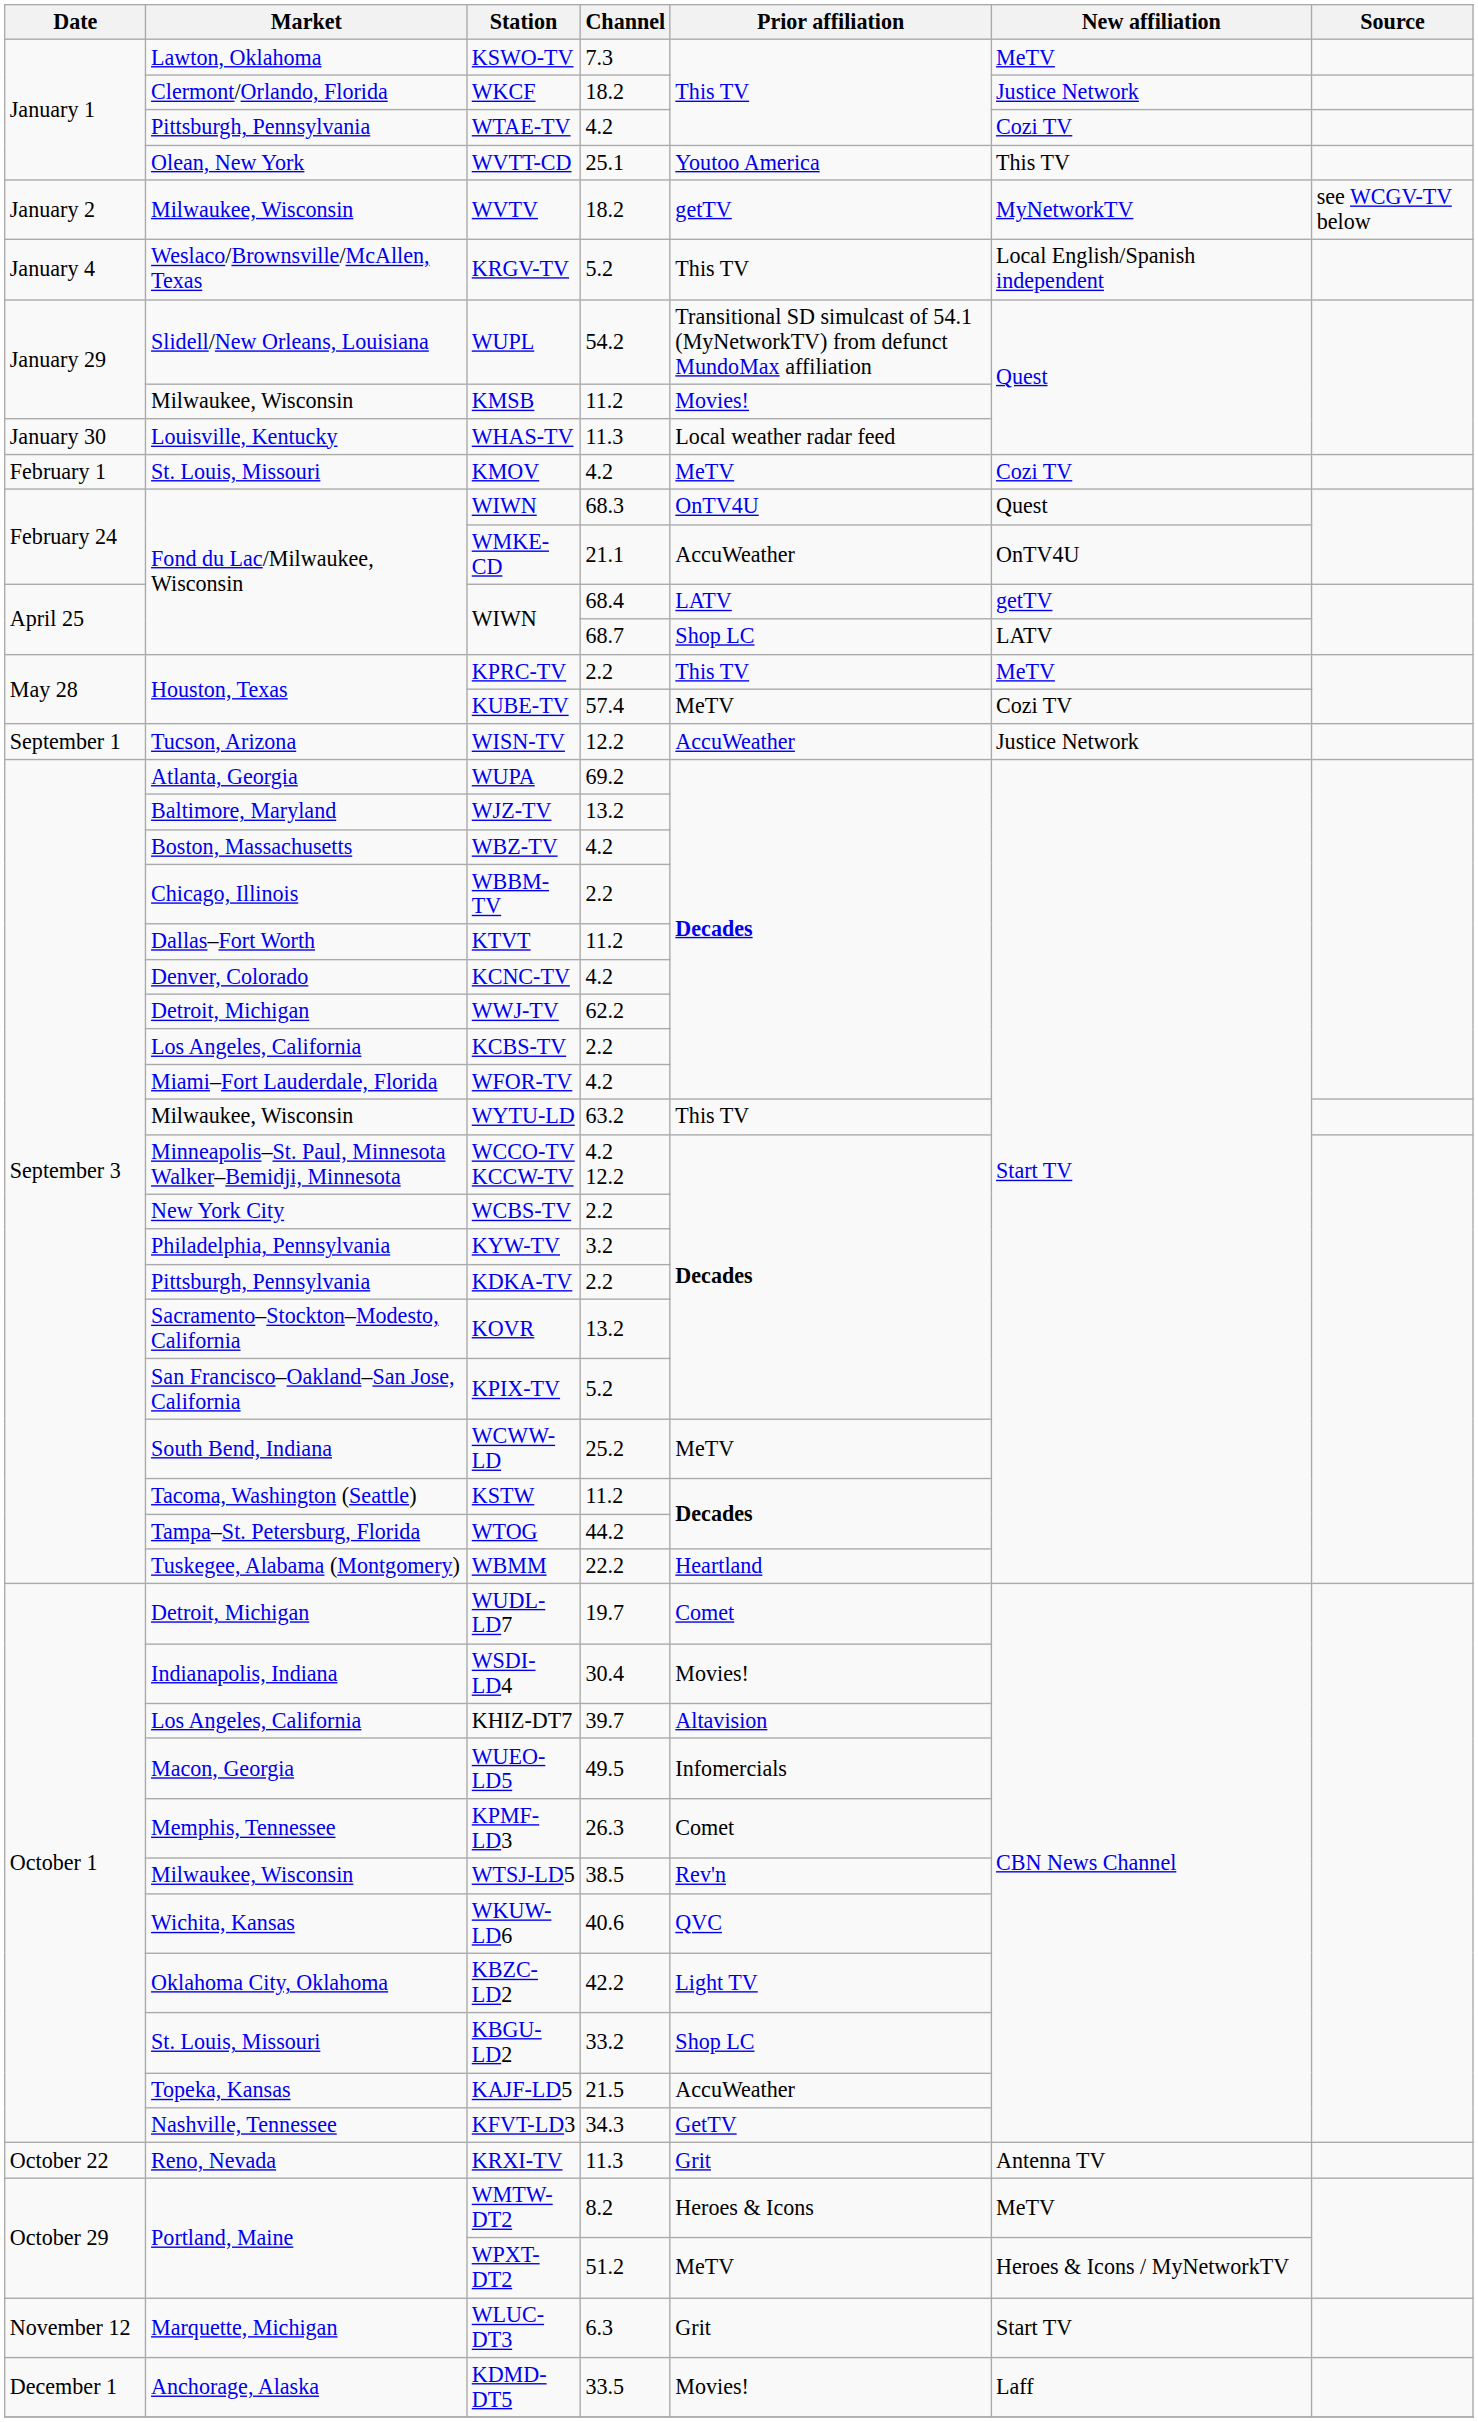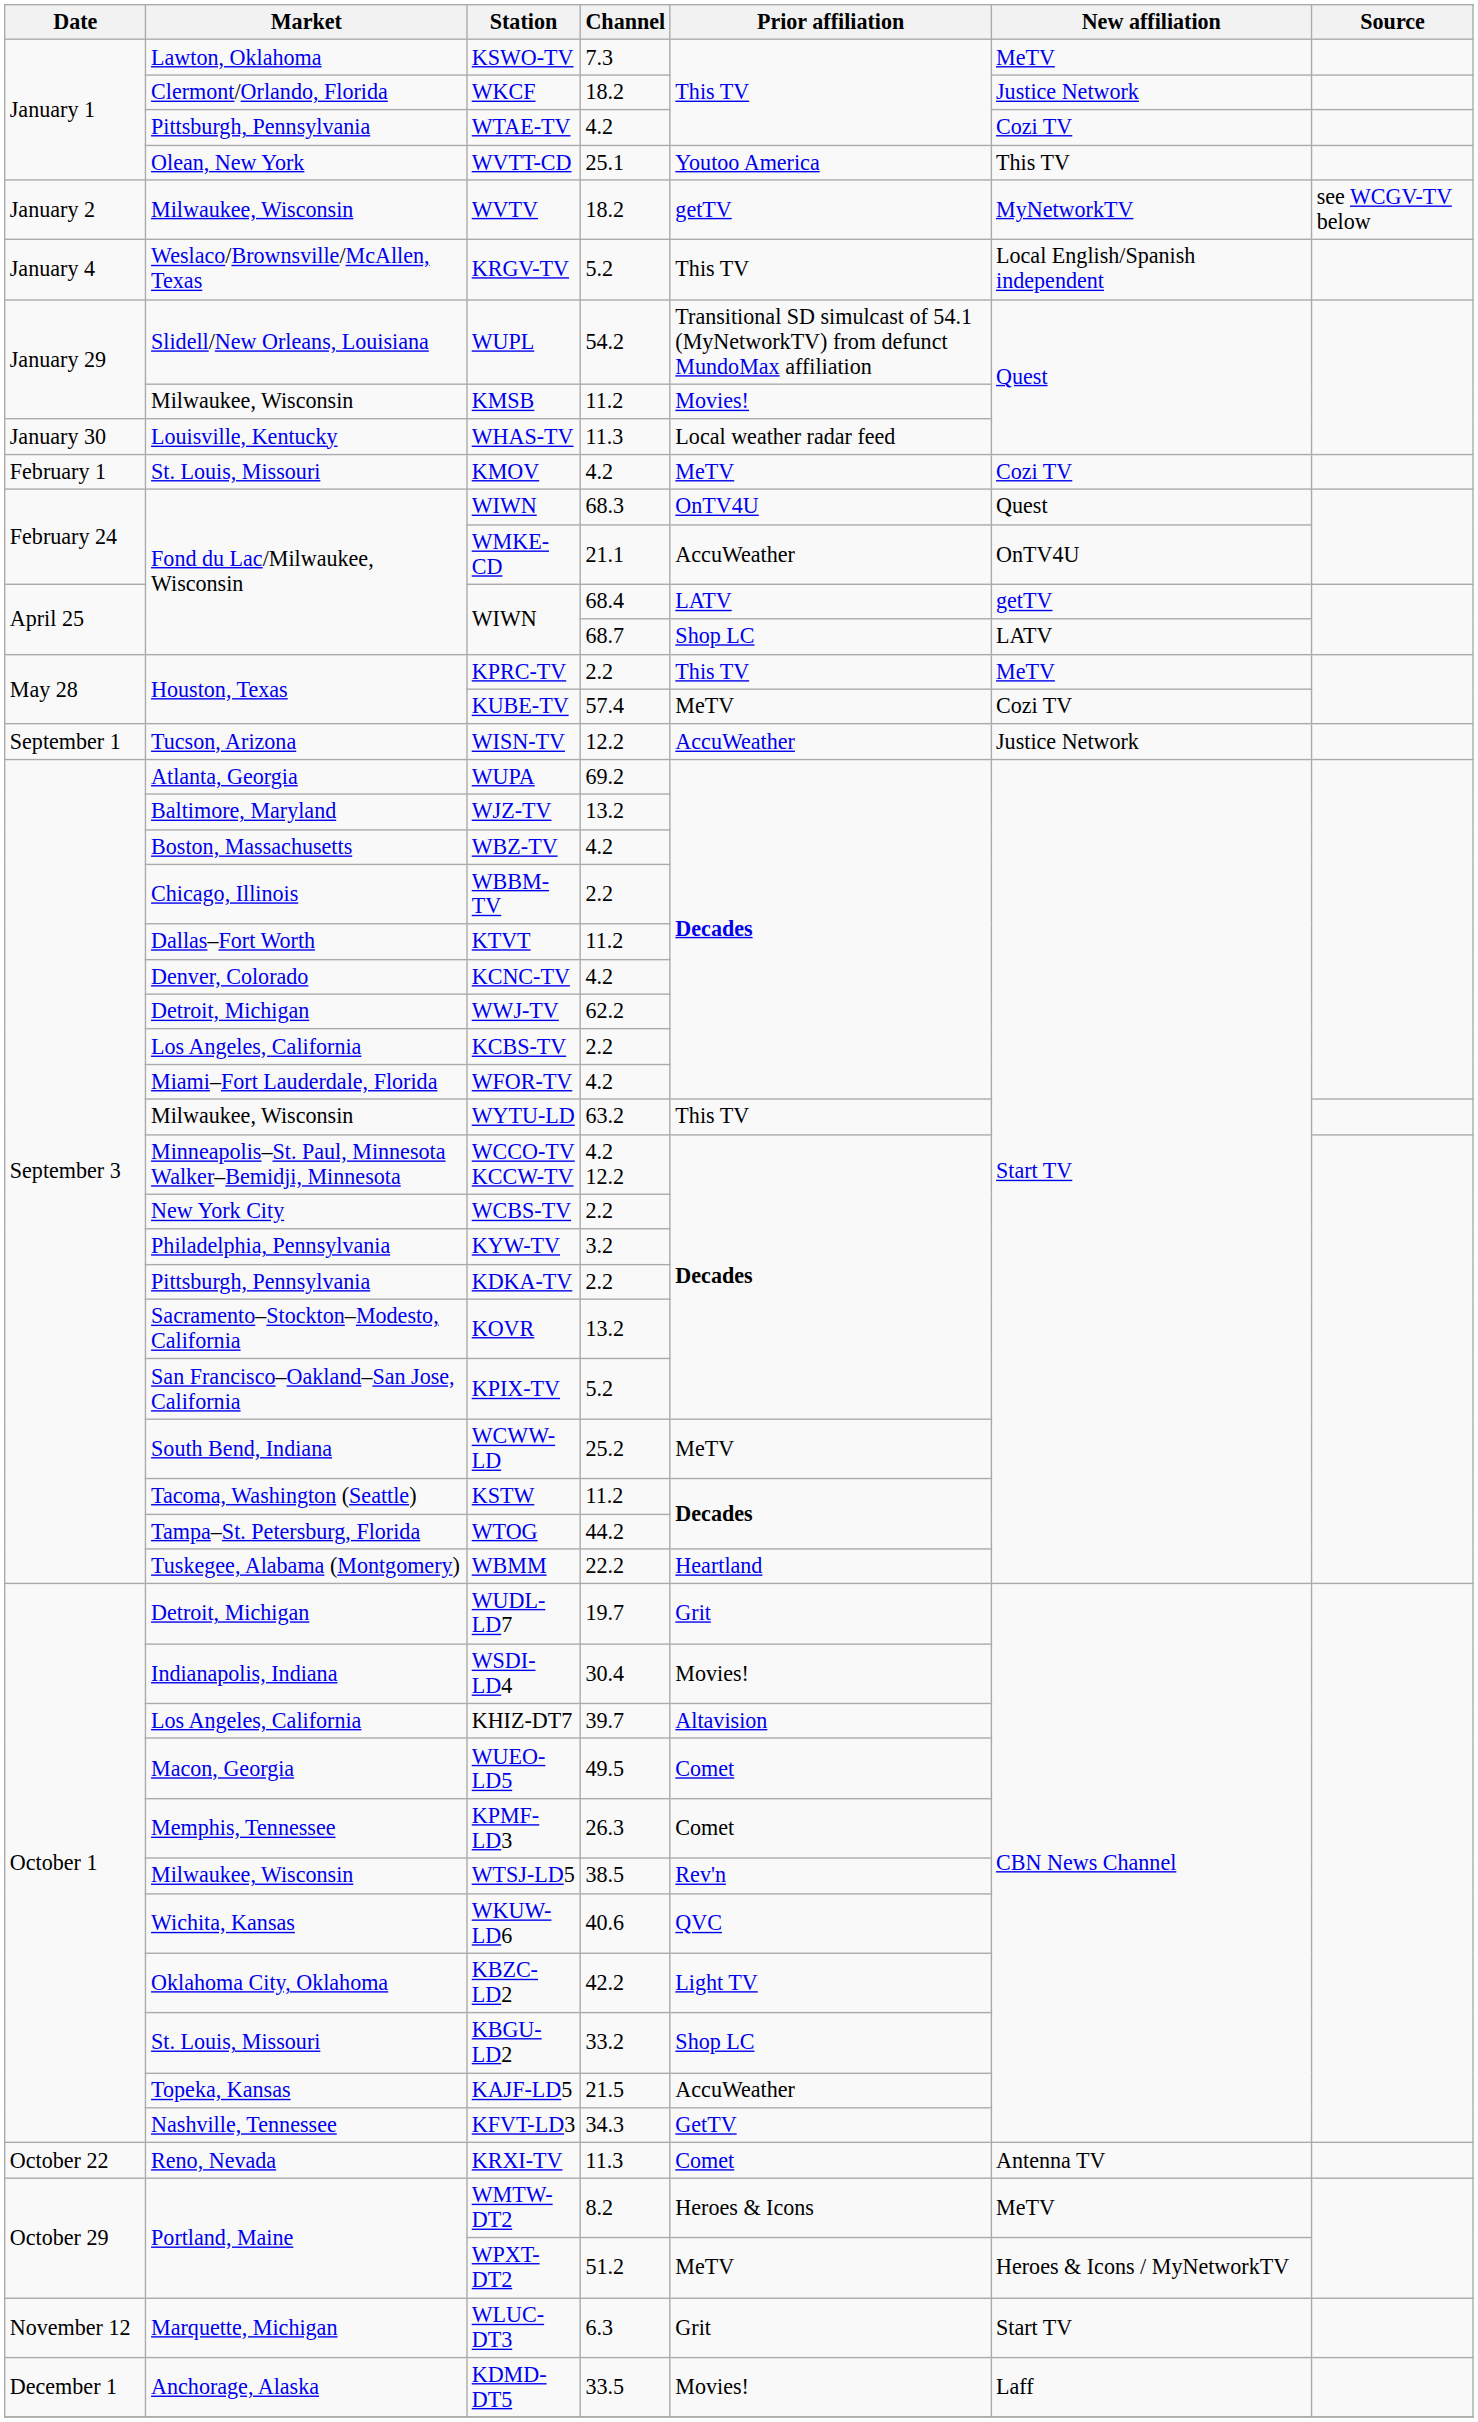(705, 1613) Comet -> (693, 1613) Grit
(731, 1768) Infomercials -> (705, 1768) Comet
(693, 2160) Grit -> (705, 2160) Comet
